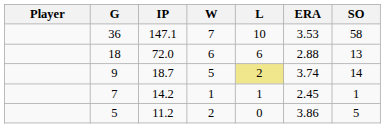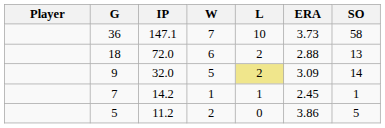(308, 34) 3.53 -> (308, 34) 3.73
(259, 53) 6 -> (259, 53) 2
(163, 73) 18.7 -> (163, 73) 32.0
(308, 73) 3.74 -> (308, 73) 3.09
